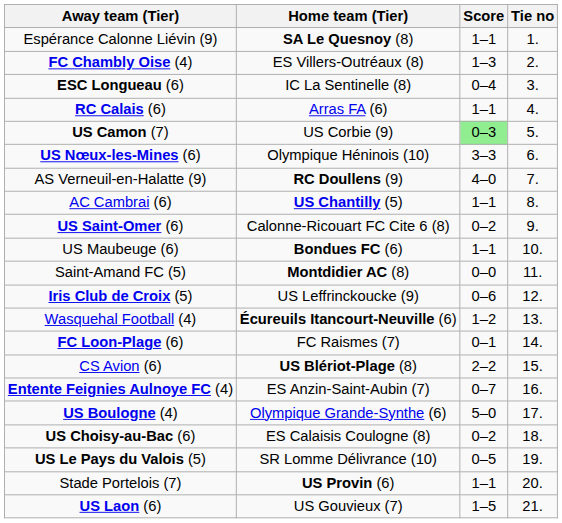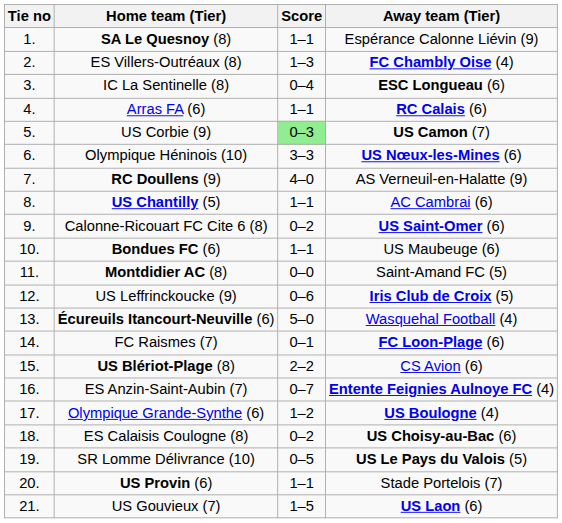columns swapped: (533, 16) <-> (120, 16)
(484, 319) 1–2 -> (302, 319) 5–0
(484, 413) 5–0 -> (302, 413) 1–2
